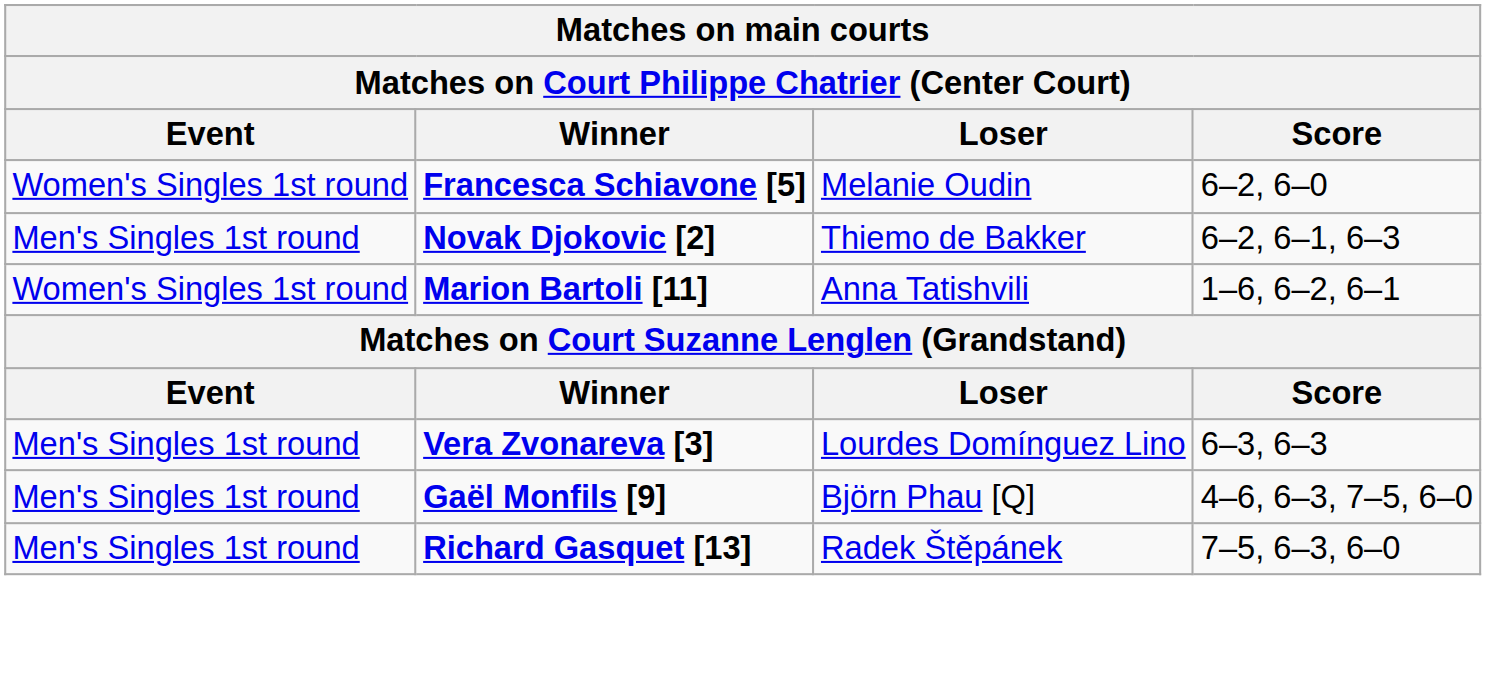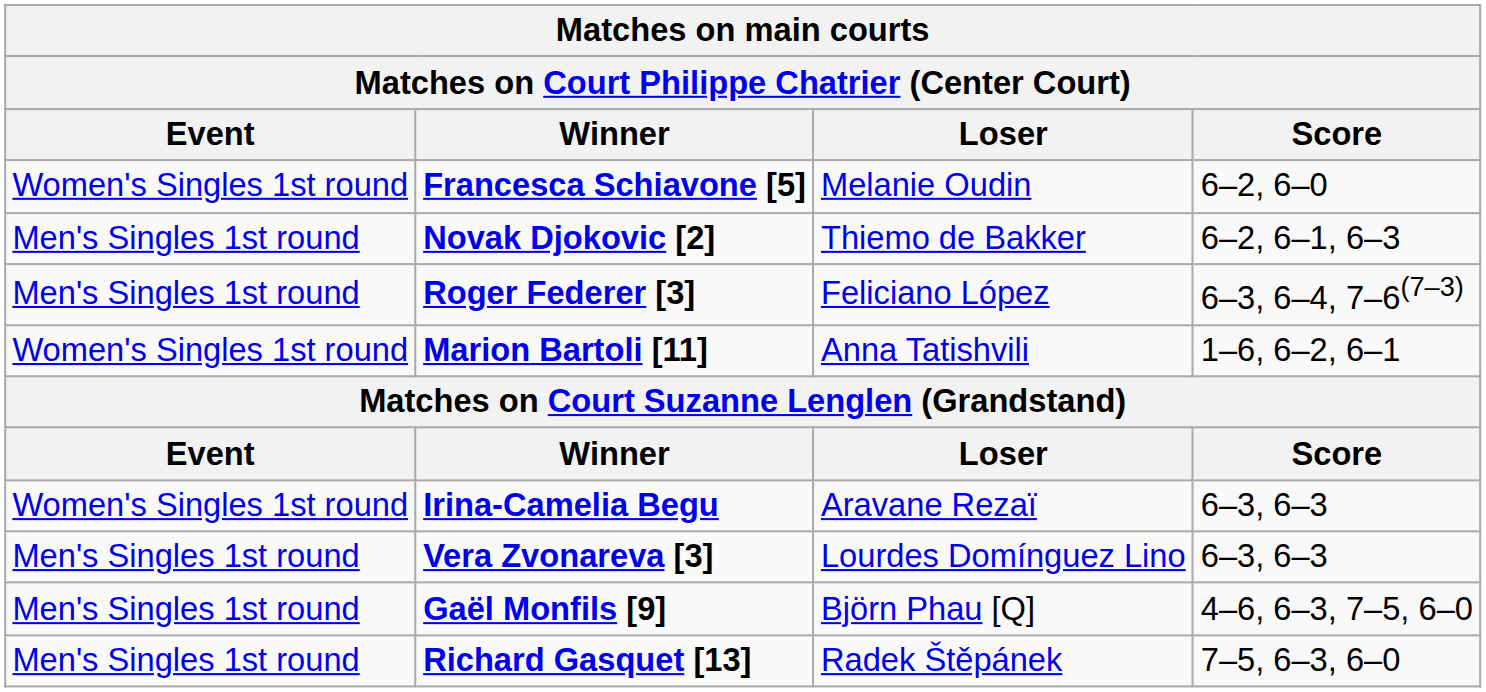+ row: (559, 293)
+ row: (571, 505)
